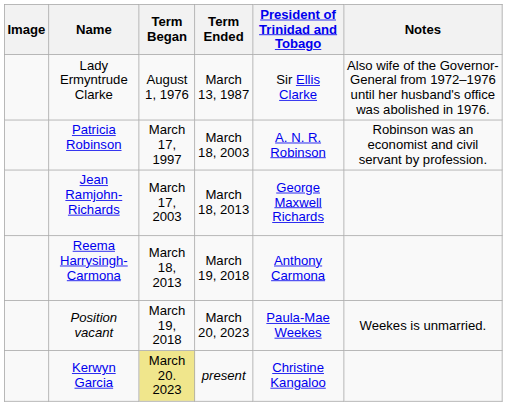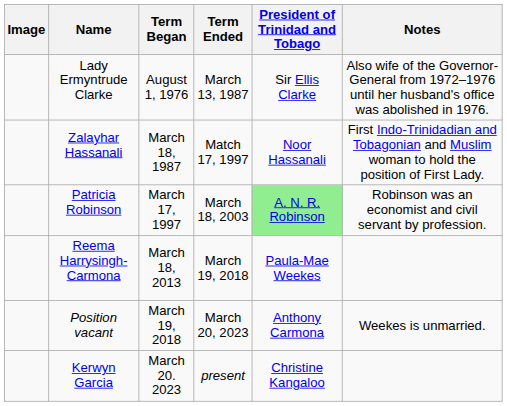+ row: (94, 145)
(298, 145) no background -> (297, 210) lightgreen background
- row: (94, 195)
(298, 267) Anthony Carmona -> (297, 267) Paula-Mae Weekes
(298, 325) Paula-Mae Weekes -> (297, 325) Anthony Carmona
(167, 375) khaki background -> (167, 375) no background
